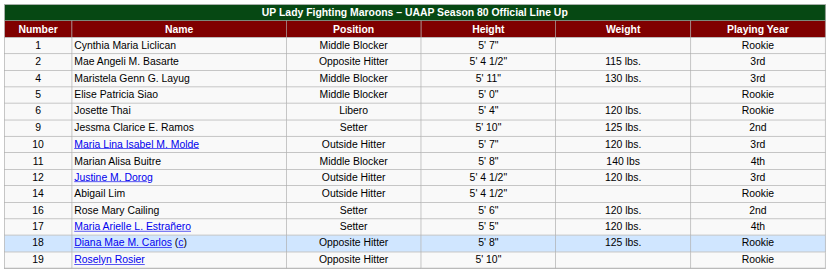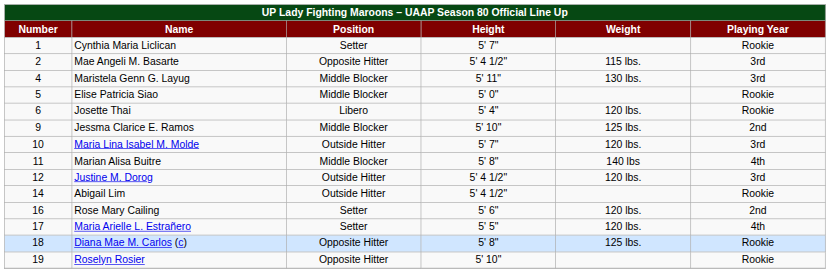(354, 45) Middle Blocker -> (354, 45) Setter
(354, 128) Setter -> (354, 128) Middle Blocker
